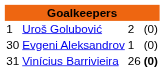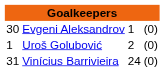rows swapped: (62, 29) <-> (74, 45)
(134, 61) 26 -> (134, 61) 24
(151, 61) bold -> (151, 61) normal
